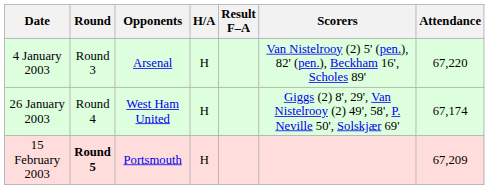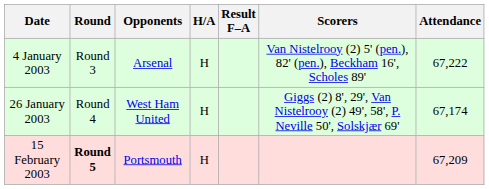(450, 63) 67,220 -> (450, 63) 67,222
